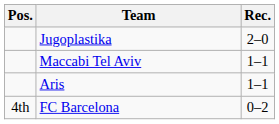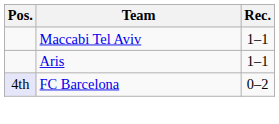- row: (76, 38)
(20, 107) no background -> (20, 84) lavender background
